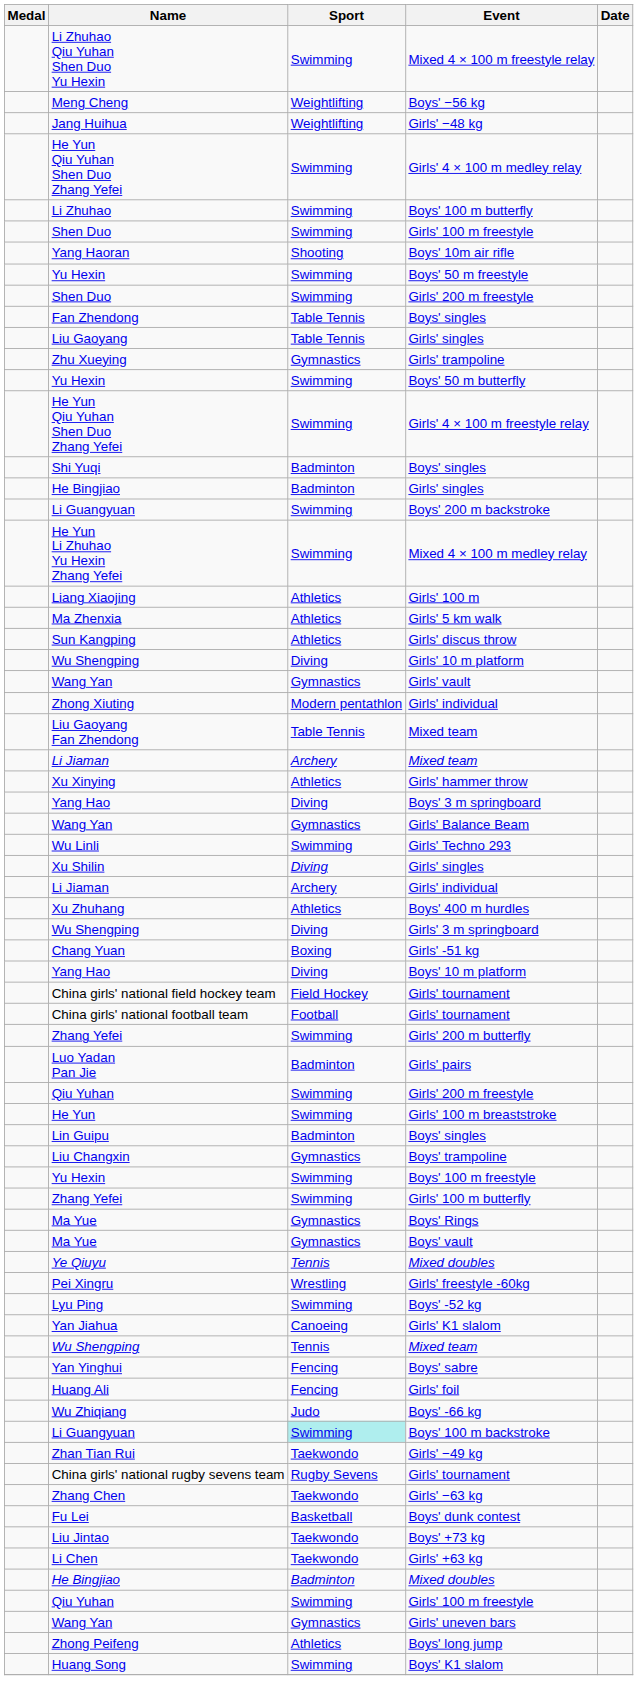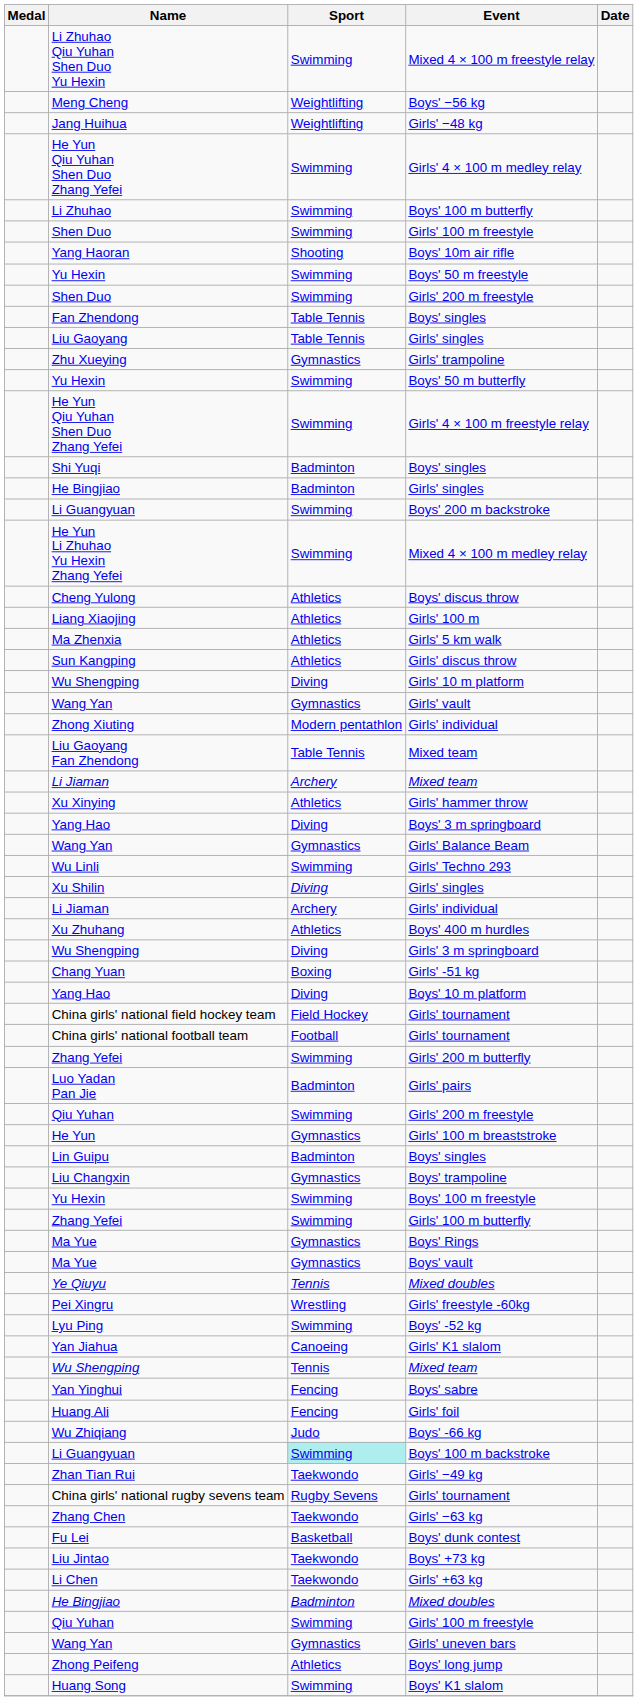+ row: (94, 597)
(322, 1114) Swimming -> (326, 1135) Gymnastics
